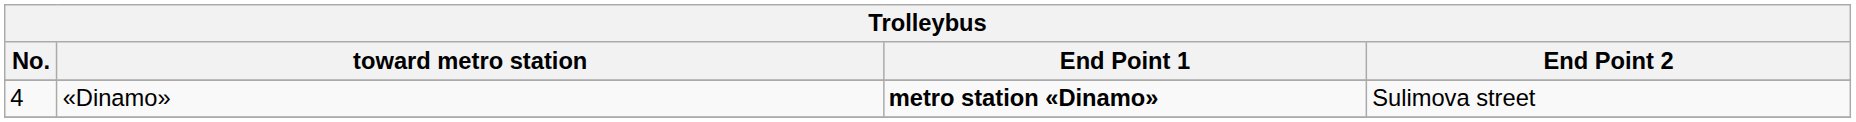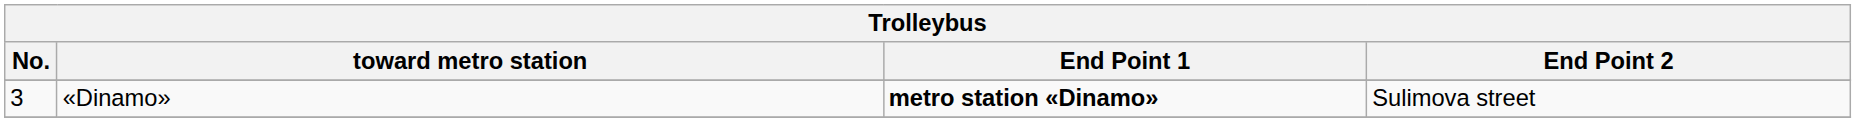(17, 98) 4 -> (17, 98) 3
